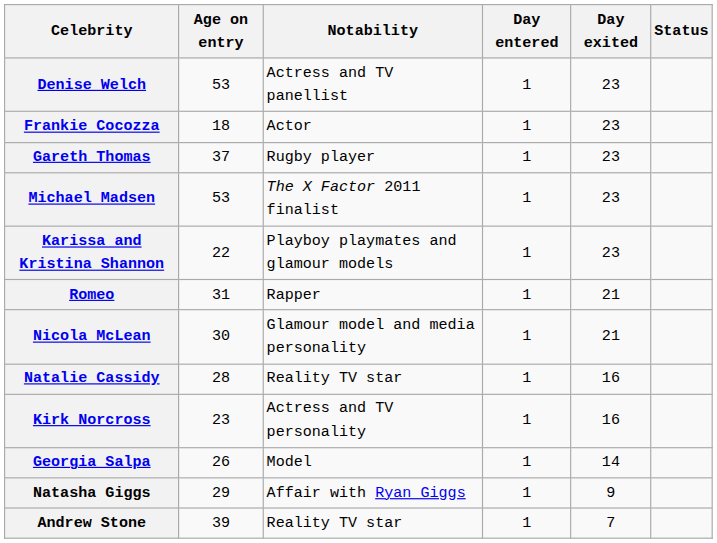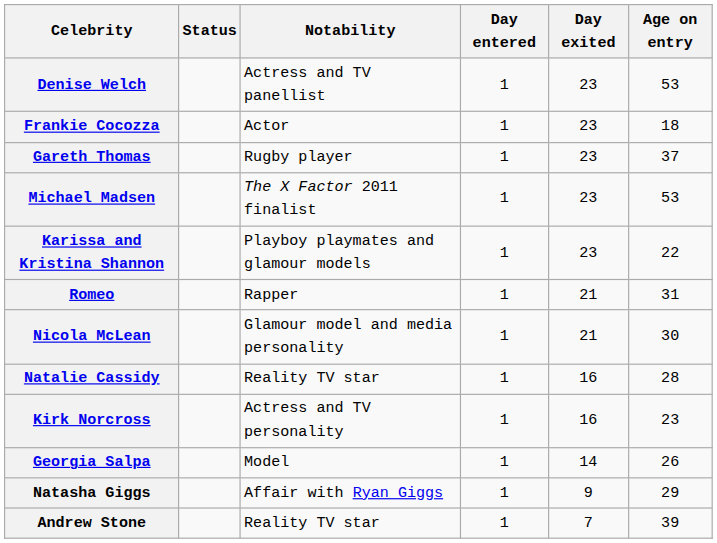columns swapped: (221, 31) <-> (681, 31)
